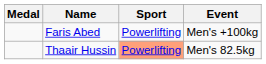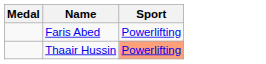- column: (222, 14)
